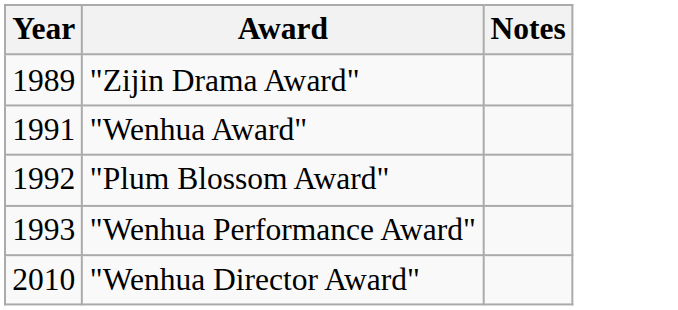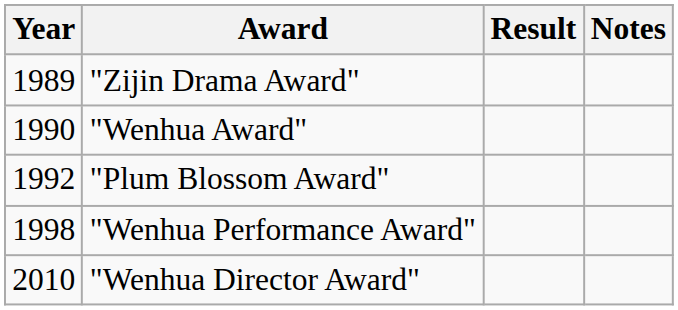+ column: (533, 29)
(44, 129) 1991 -> (44, 129) 1990
(44, 229) 1993 -> (44, 229) 1998
